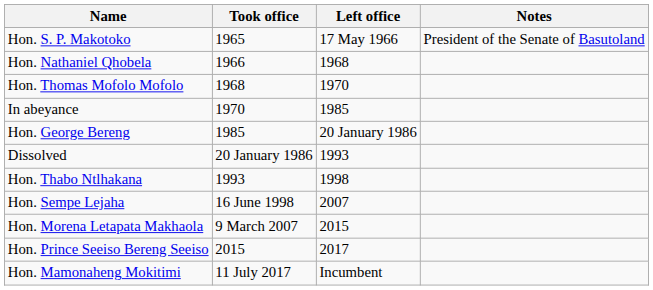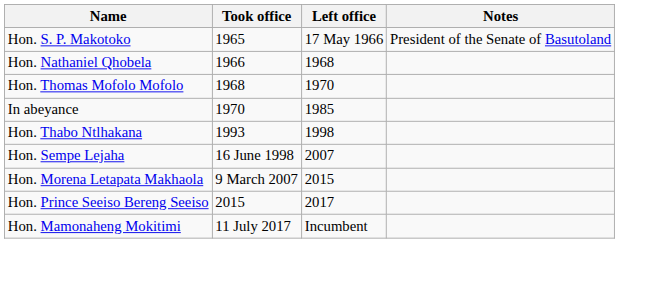- row: (69, 132)
- row: (37, 156)
